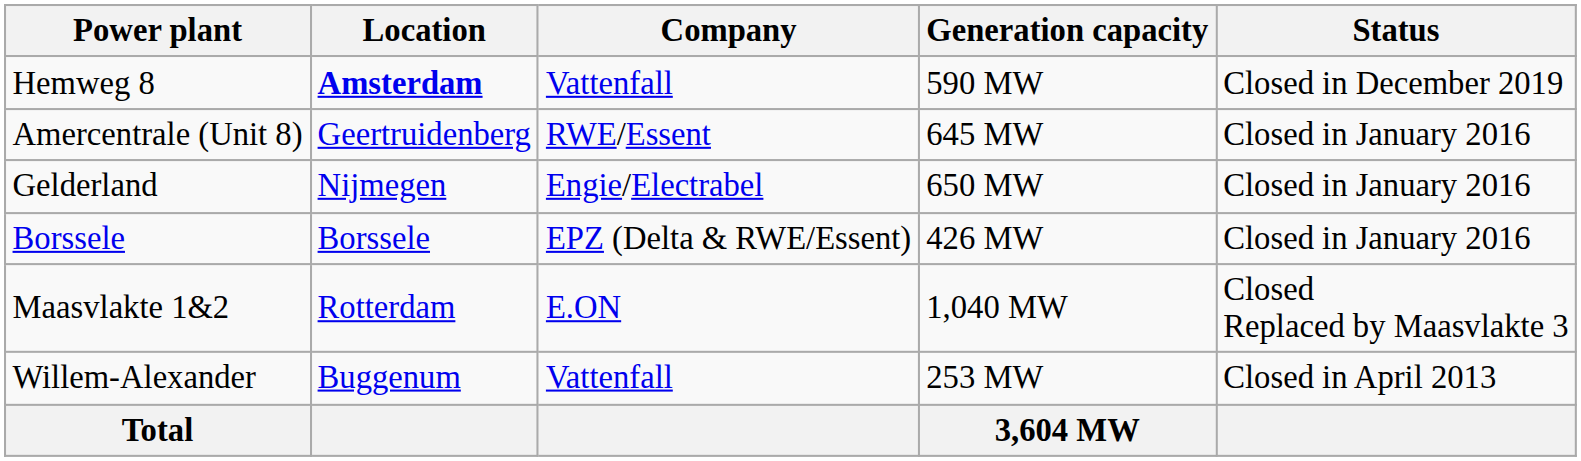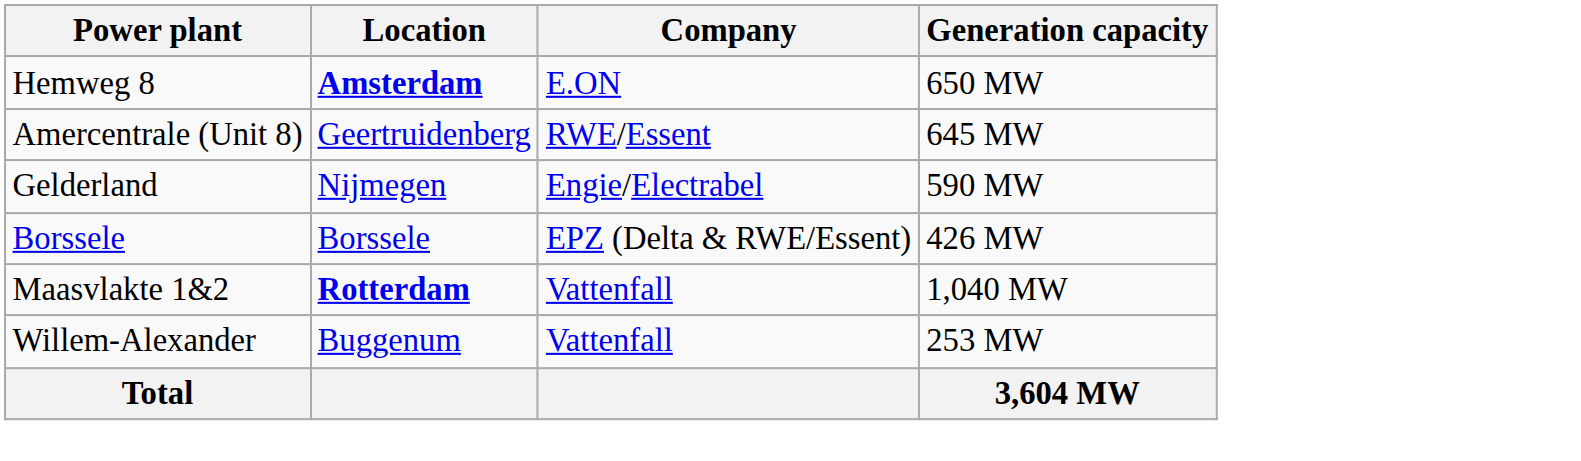- column: (1396, 30)
(609, 82) Vattenfall -> (584, 82) E.ON
(985, 82) 590 MW -> (985, 82) 650 MW
(985, 185) 650 MW -> (985, 185) 590 MW
(386, 307) normal -> (394, 289) bold
(584, 307) E.ON -> (609, 289) Vattenfall
